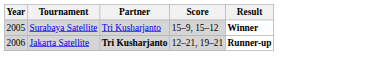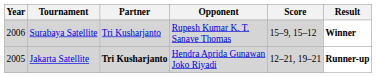+ column: (219, 12)
(16, 28) 2005 -> (16, 33) 2006
(16, 43) 2006 -> (16, 60) 2005
